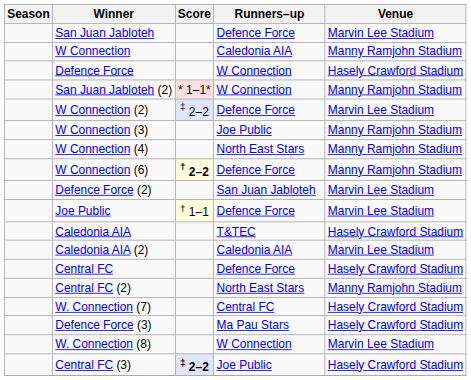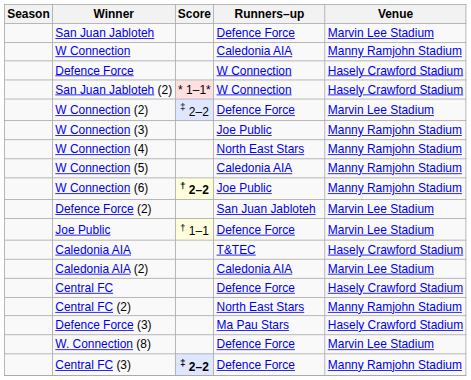(395, 90) Manny Ramjohn Stadium -> (396, 90) Hasely Crawford Stadium
+ row: (102, 168)
(256, 170) Defence Force -> (244, 189) Joe Public
- row: (103, 307)
(254, 345) W Connection -> (256, 345) Defence Force
(244, 365) Joe Public -> (256, 365) Defence Force
(396, 365) Hasely Crawford Stadium -> (395, 365) Manny Ramjohn Stadium
